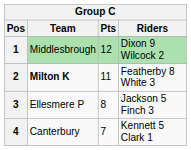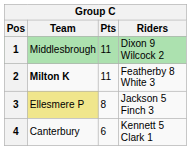(106, 50) 12 -> (106, 50) 11
(57, 104) no background -> (57, 104) khaki background
(103, 132) 7 -> (103, 132) 6
